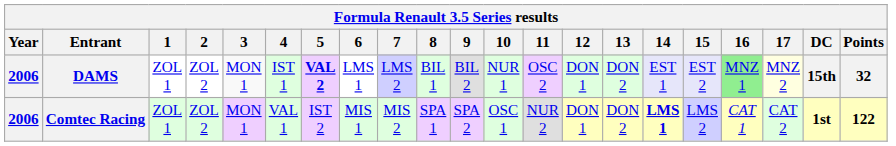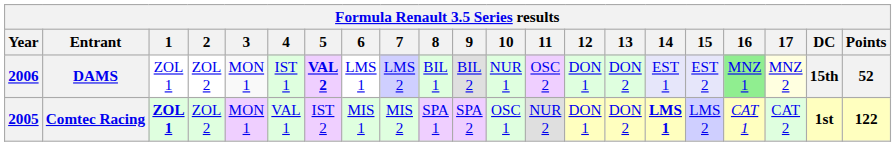(864, 75) 32 -> (866, 75) 52
(23, 118) 2006 -> (23, 118) 2005
(167, 118) normal -> (168, 118) bold
